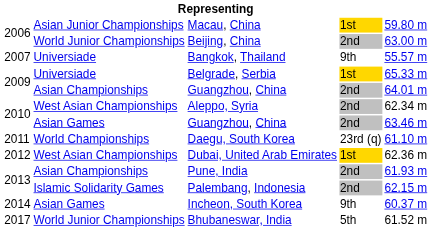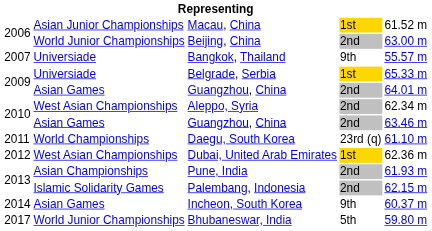(406, 25) 59.80 m -> (406, 25) 61.52 m
(91, 90) Asian Championships -> (69, 90) Asian Games
(406, 220) 61.52 m -> (406, 220) 59.80 m
